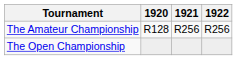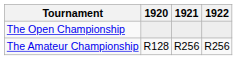rows swapped: (66, 47) <-> (73, 30)
